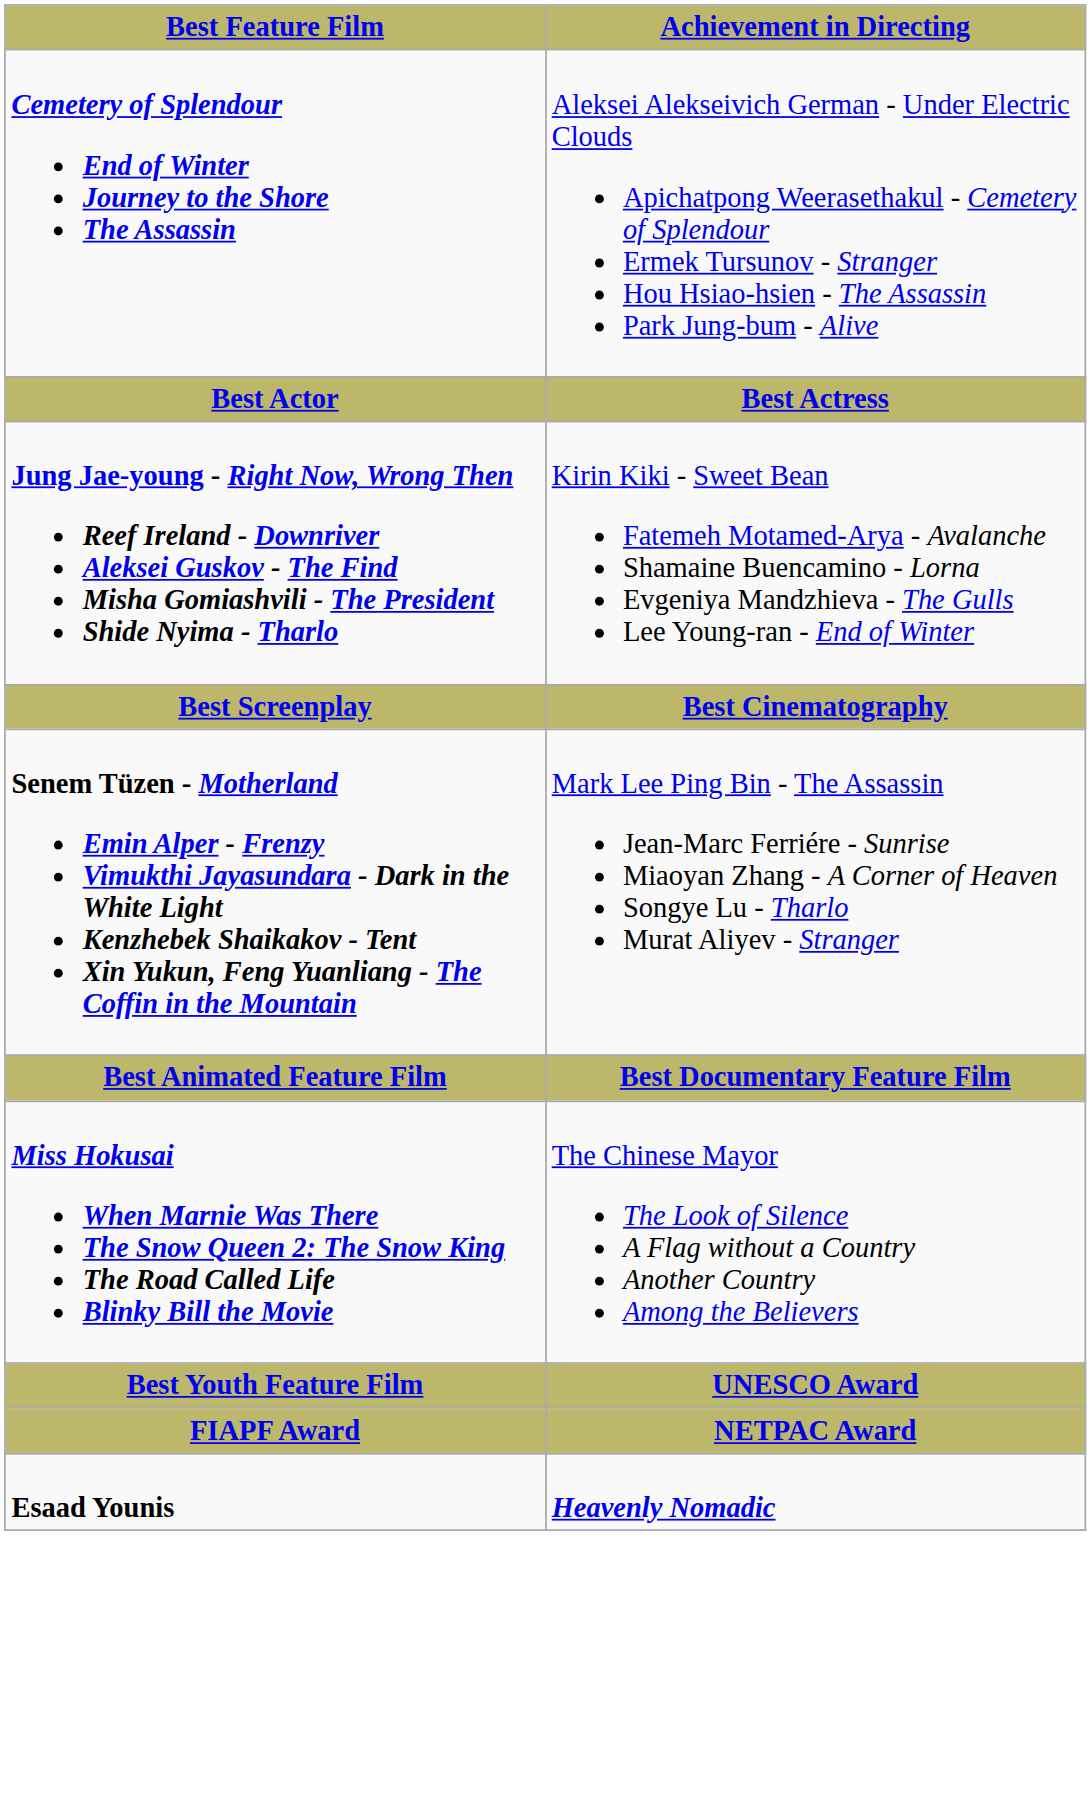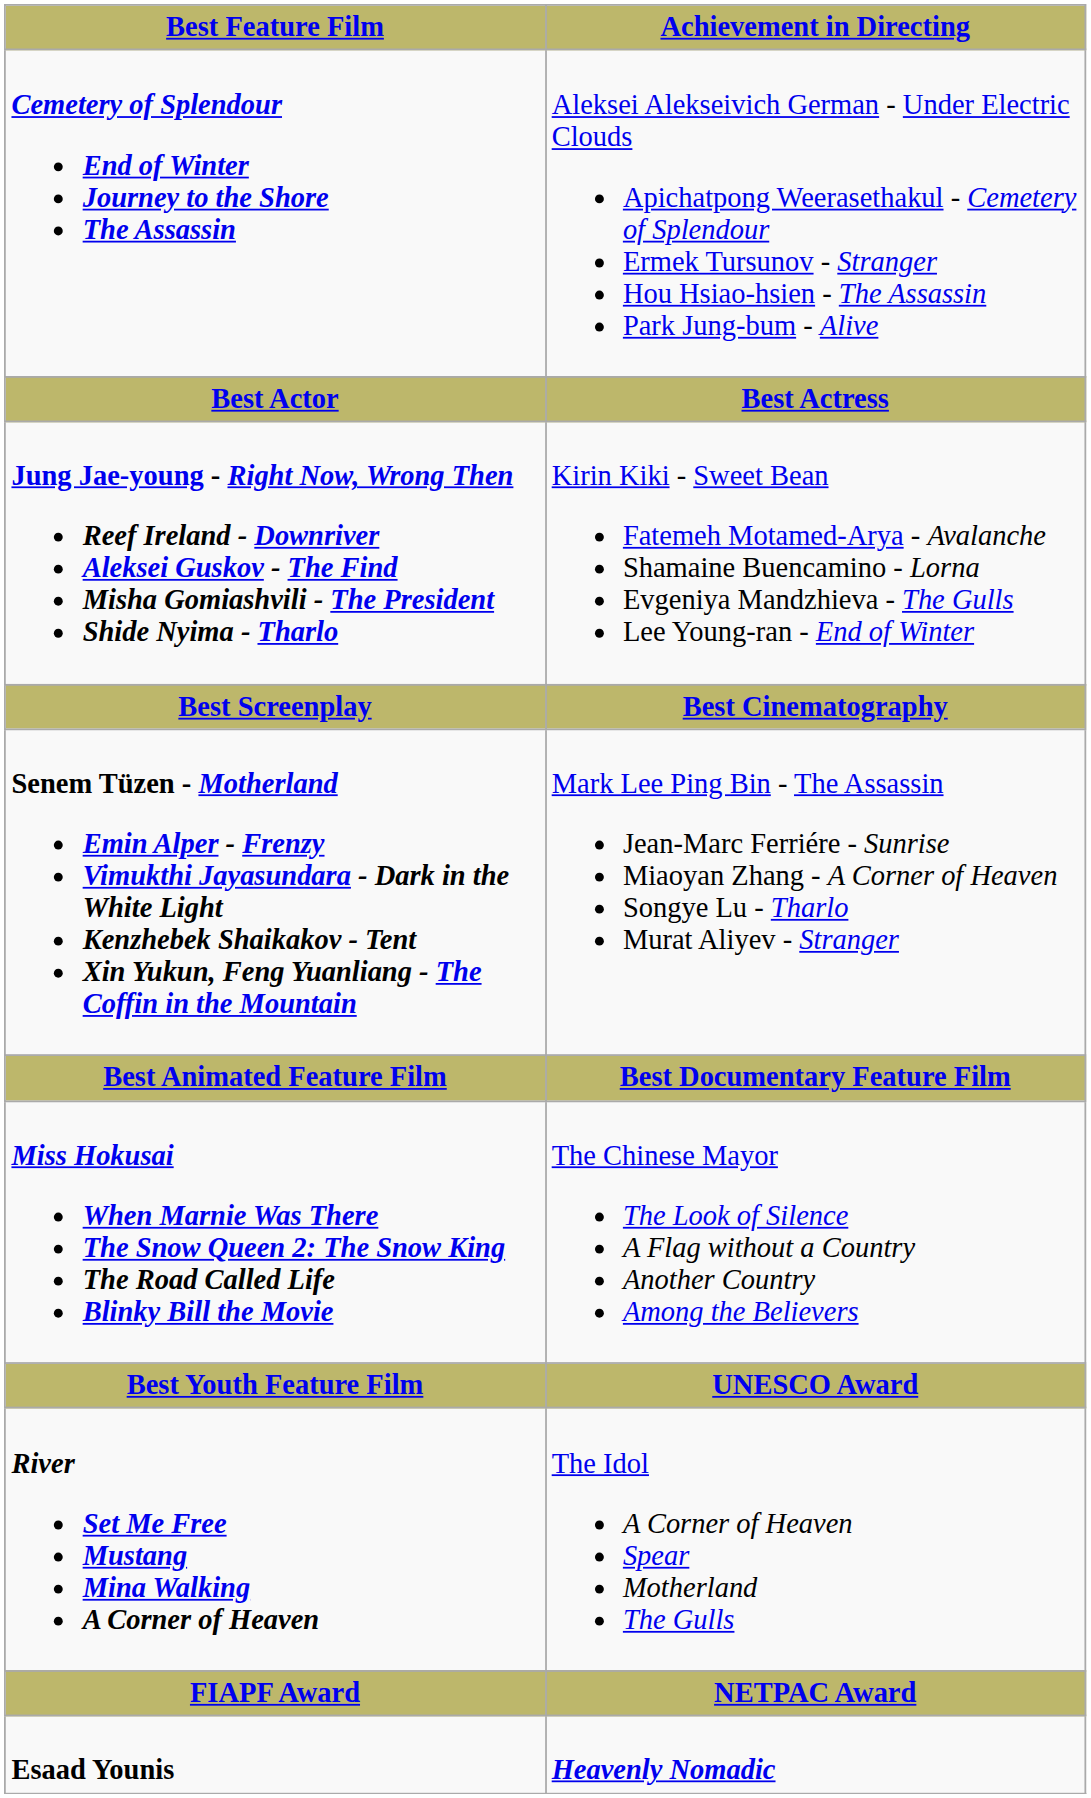+ row: (275, 1541)
